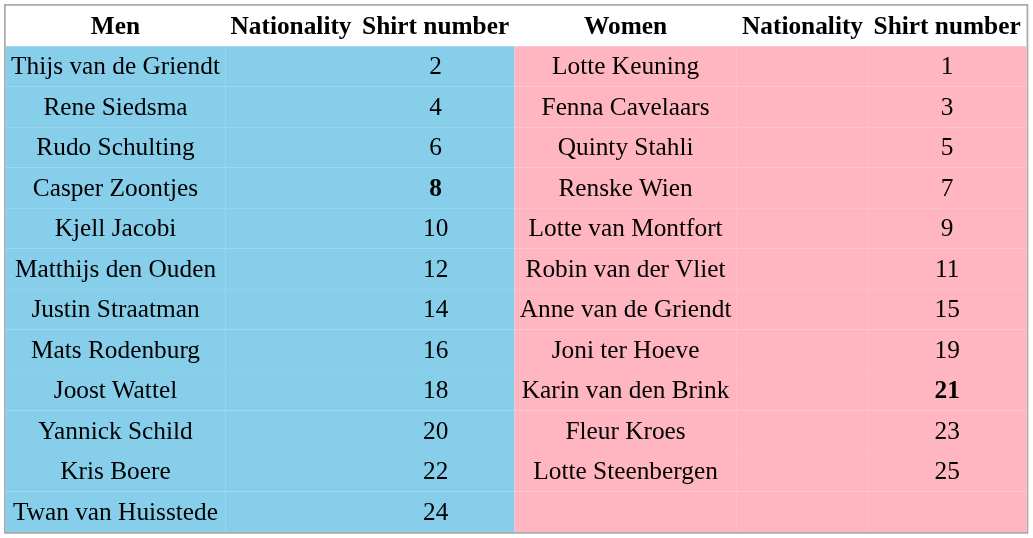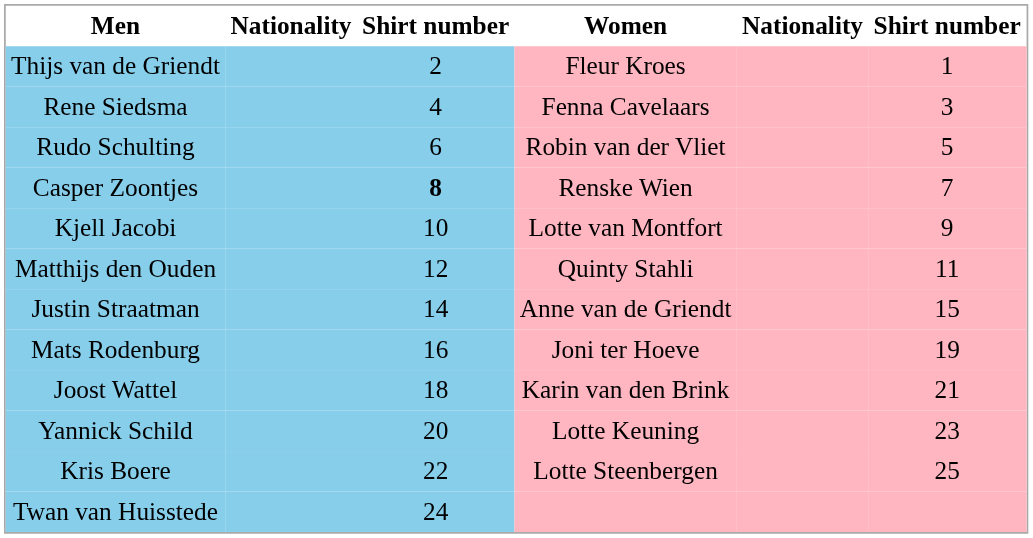(626, 66) Lotte Keuning -> (626, 66) Fleur Kroes
(626, 147) Quinty Stahli -> (626, 147) Robin van der Vliet
(626, 268) Robin van der Vliet -> (626, 268) Quinty Stahli
(947, 389) bold -> (947, 389) normal
(626, 430) Fleur Kroes -> (626, 430) Lotte Keuning
